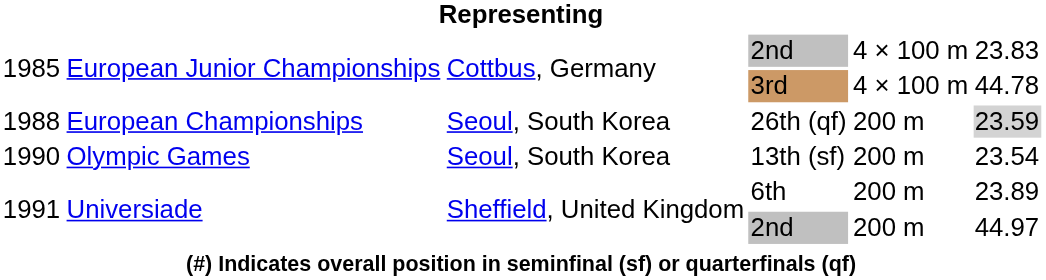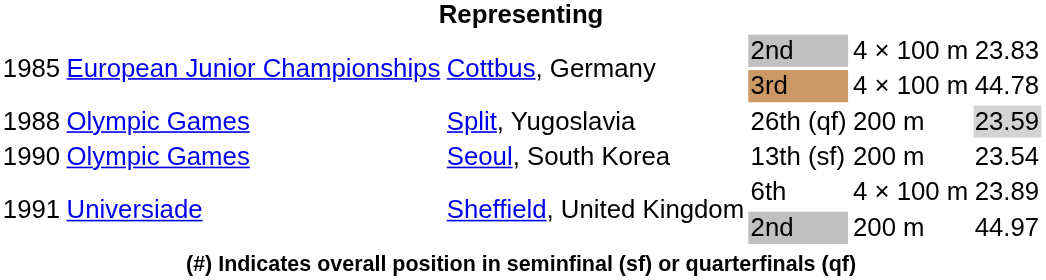(215, 121) European Championships -> (158, 121) Olympic Games
(558, 121) Seoul, South Korea -> (541, 121) Split, Yugoslavia
(889, 192) 200 m -> (911, 192) 4 × 100 m
